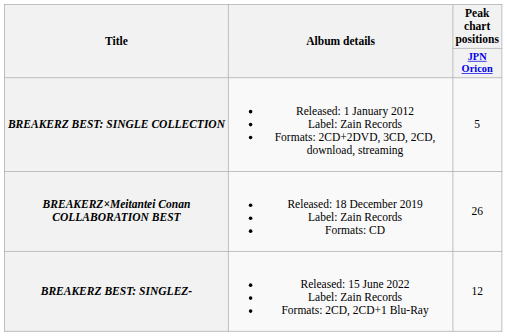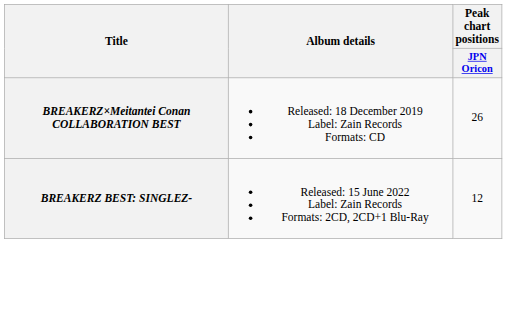- row: (116, 124)
